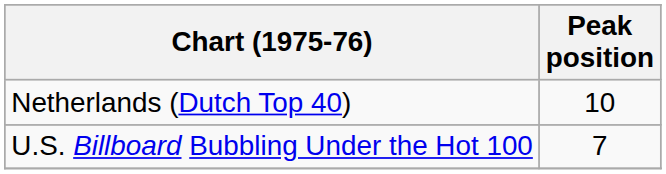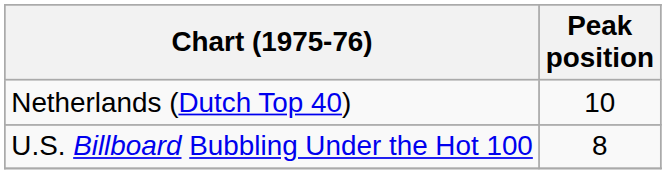(600, 146) 7 -> (600, 146) 8
